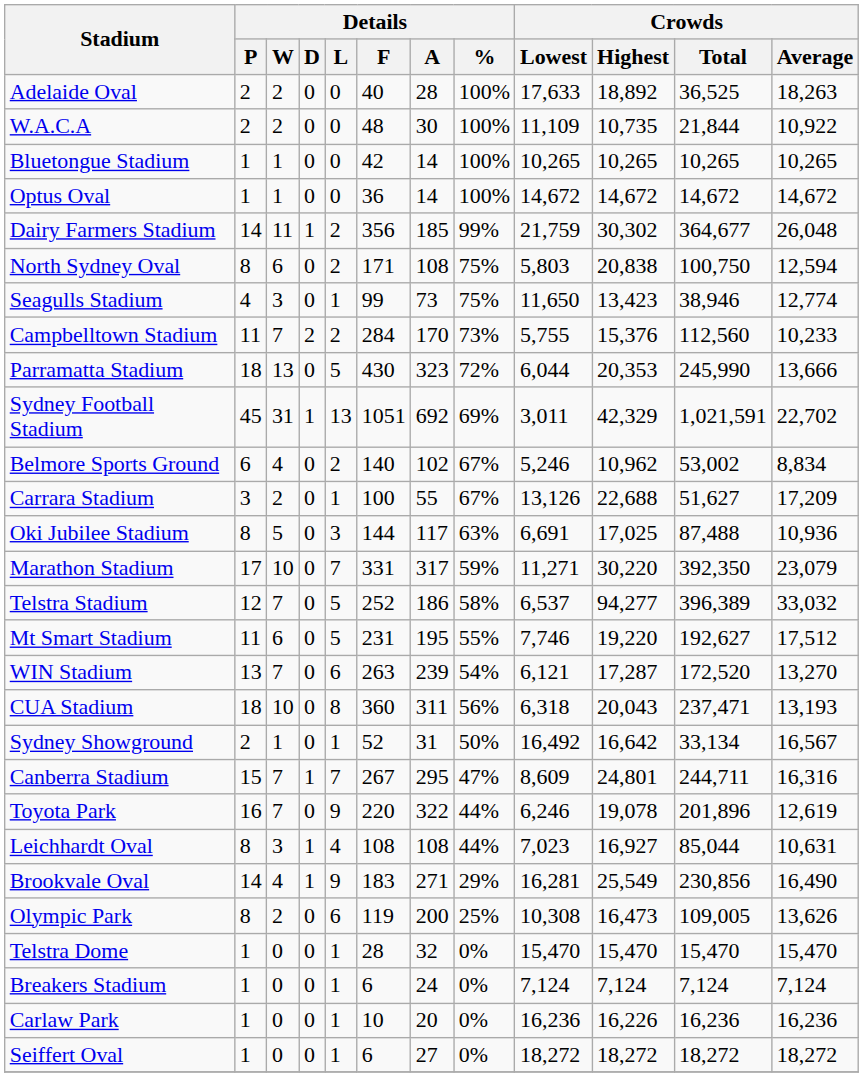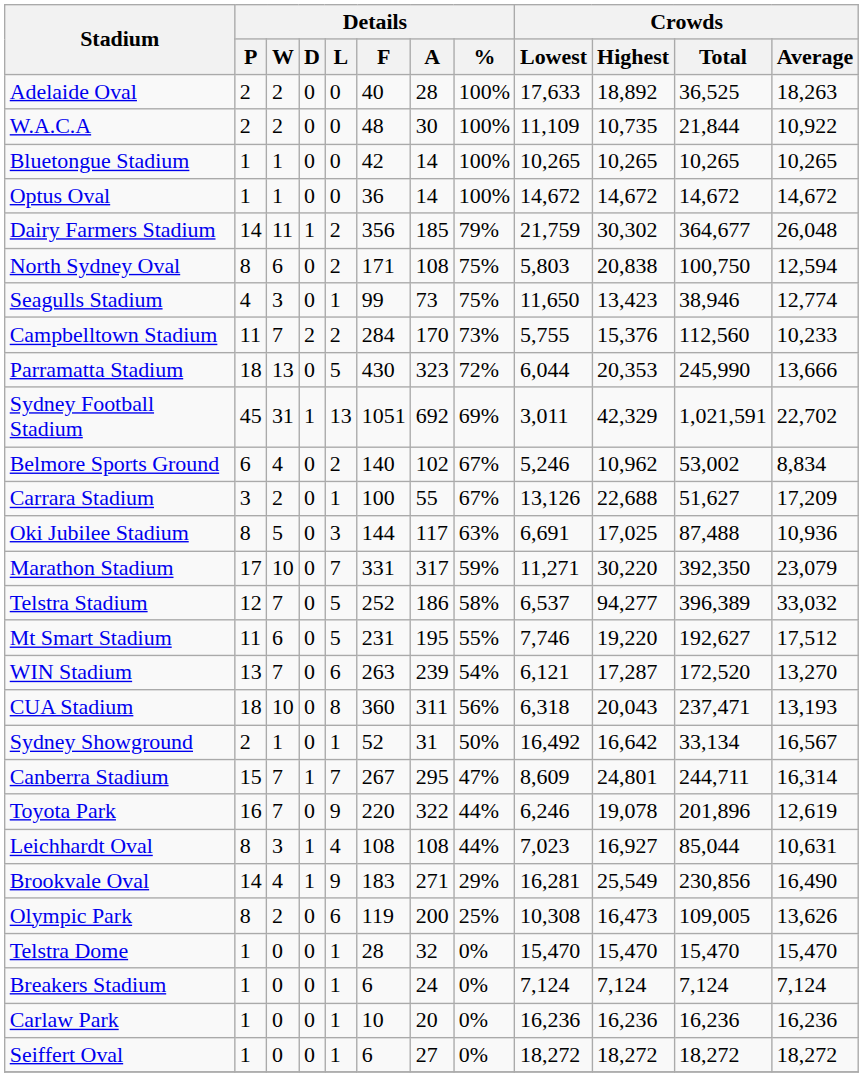(479, 230) 99% -> (479, 230) 79%
(807, 776) 16,316 -> (807, 776) 16,314
(627, 1019) 16,226 -> (627, 1019) 16,236
